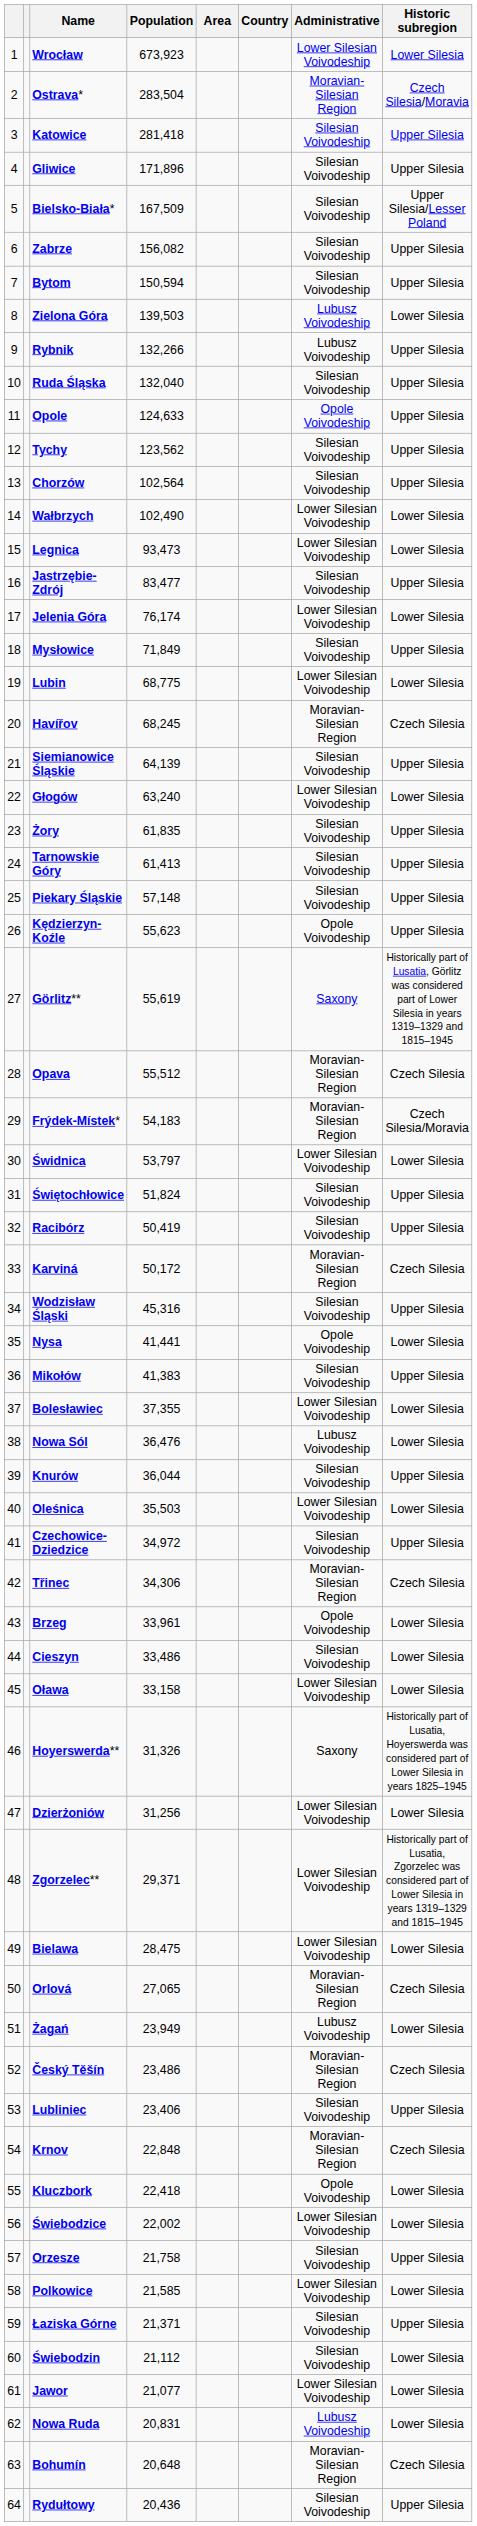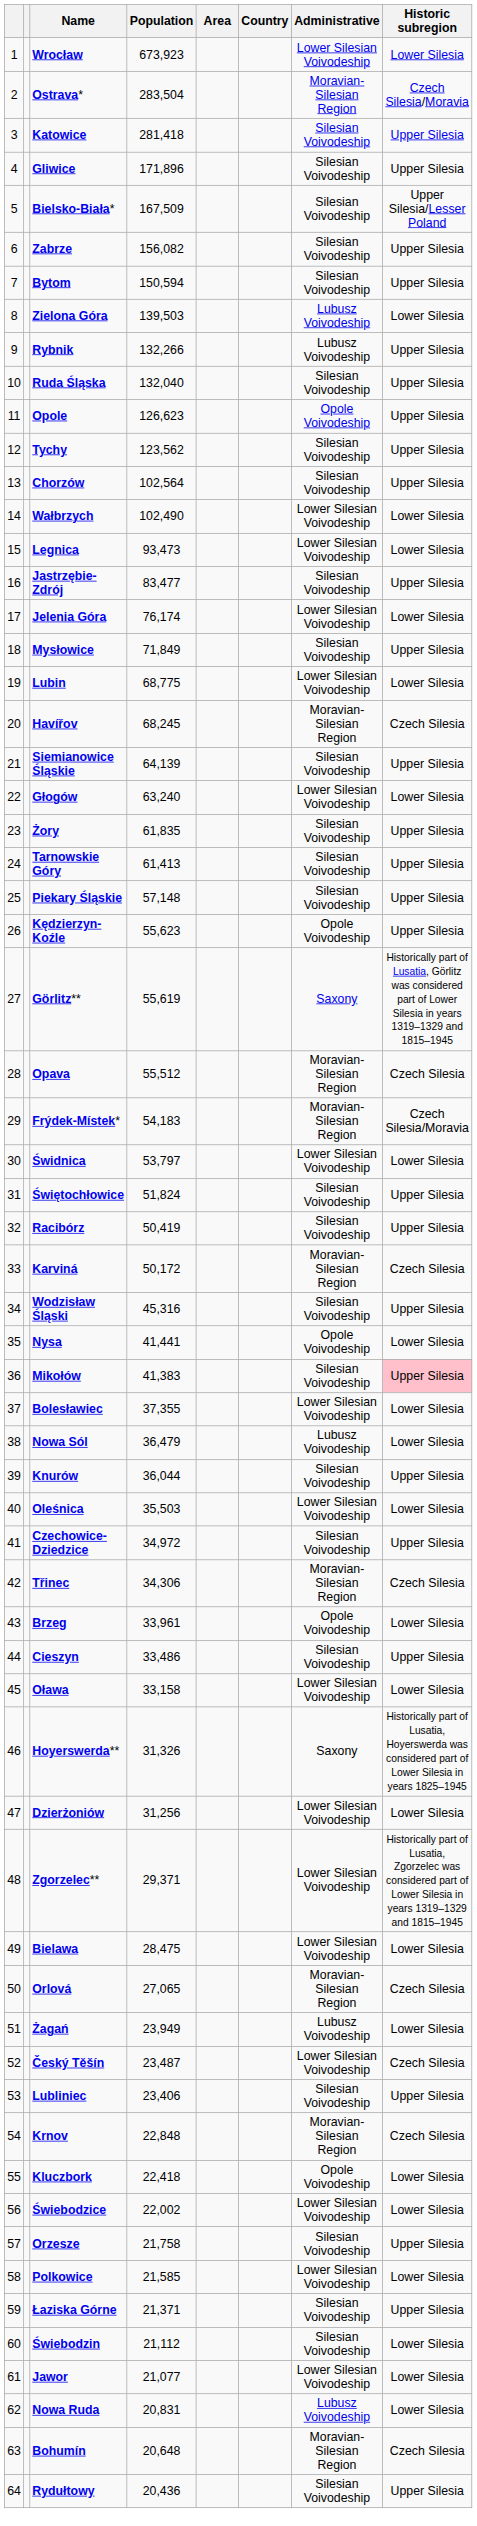(162, 416) 124,633 -> (162, 416) 126,623
(427, 1376) no background -> (427, 1376) pink background
(162, 1442) 36,476 -> (162, 1442) 36,479
(427, 1657) Lower Silesia -> (427, 1657) Upper Silesia
(162, 2069) 23,486 -> (162, 2062) 23,487
(337, 2069) Moravian-Silesian Region -> (337, 2062) Lower Silesian Voivodeship
